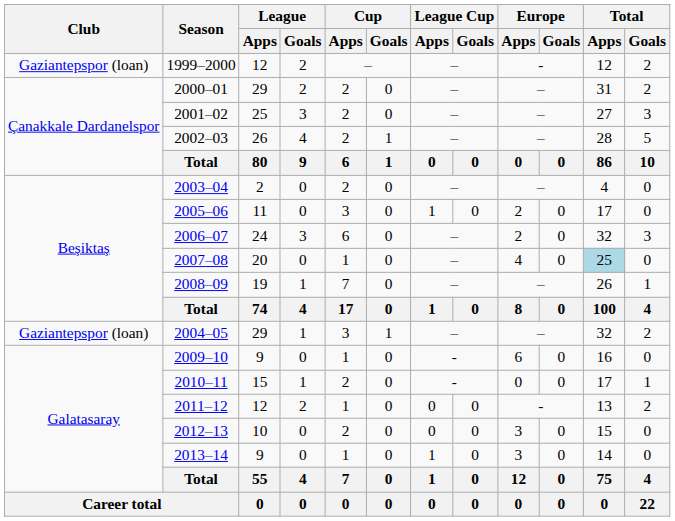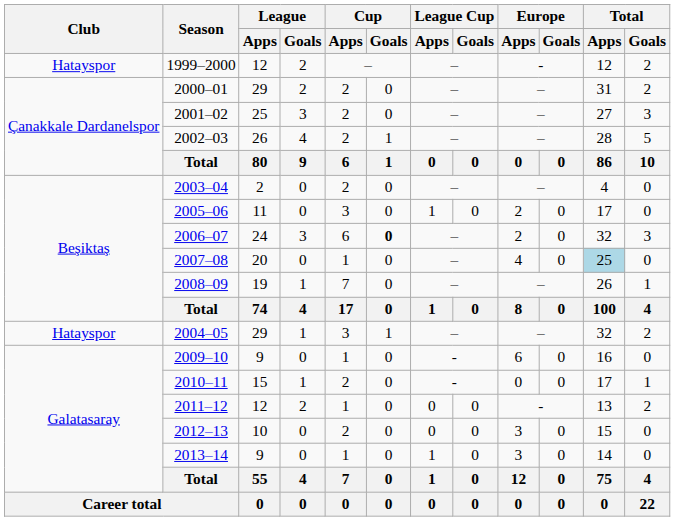(84, 65) Gaziantepspor (loan) -> (84, 65) Hatayspor
(389, 235) normal -> (389, 235) bold
(84, 333) Gaziantepspor (loan) -> (84, 333) Hatayspor
